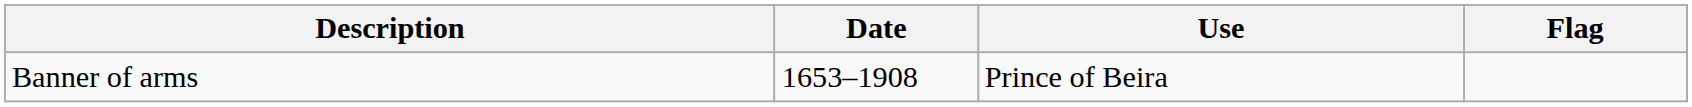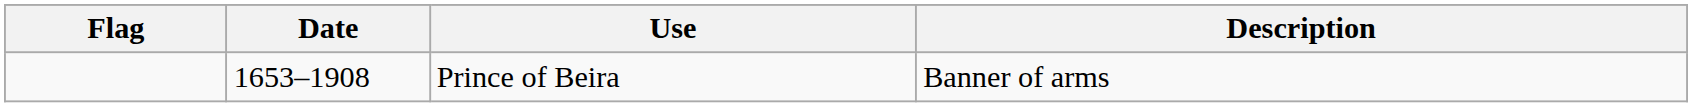columns swapped: (1575, 28) <-> (390, 28)
